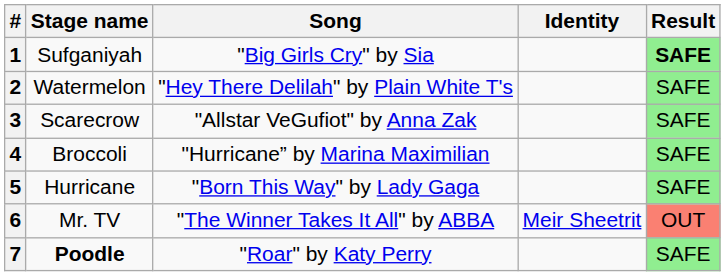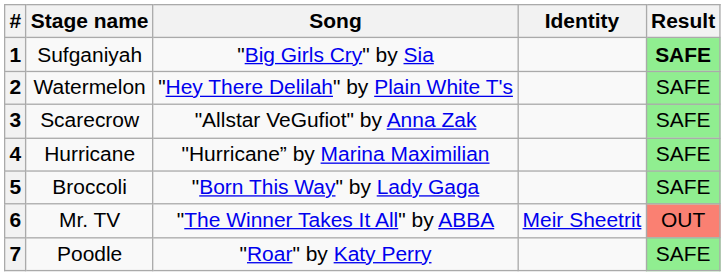(90, 154) Broccoli -> (90, 154) Hurricane
(90, 187) Hurricane -> (90, 187) Broccoli
(90, 253) bold -> (90, 253) normal
